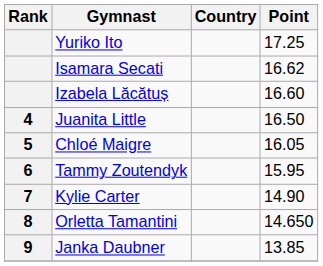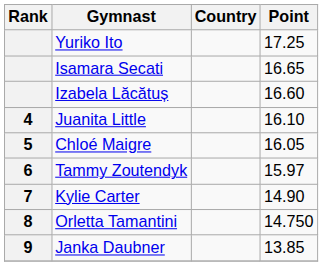(284, 68) 16.62 -> (284, 68) 16.65
(284, 119) 16.50 -> (284, 119) 16.10
(284, 171) 15.95 -> (284, 171) 15.97
(289, 222) 14.650 -> (289, 222) 14.750
